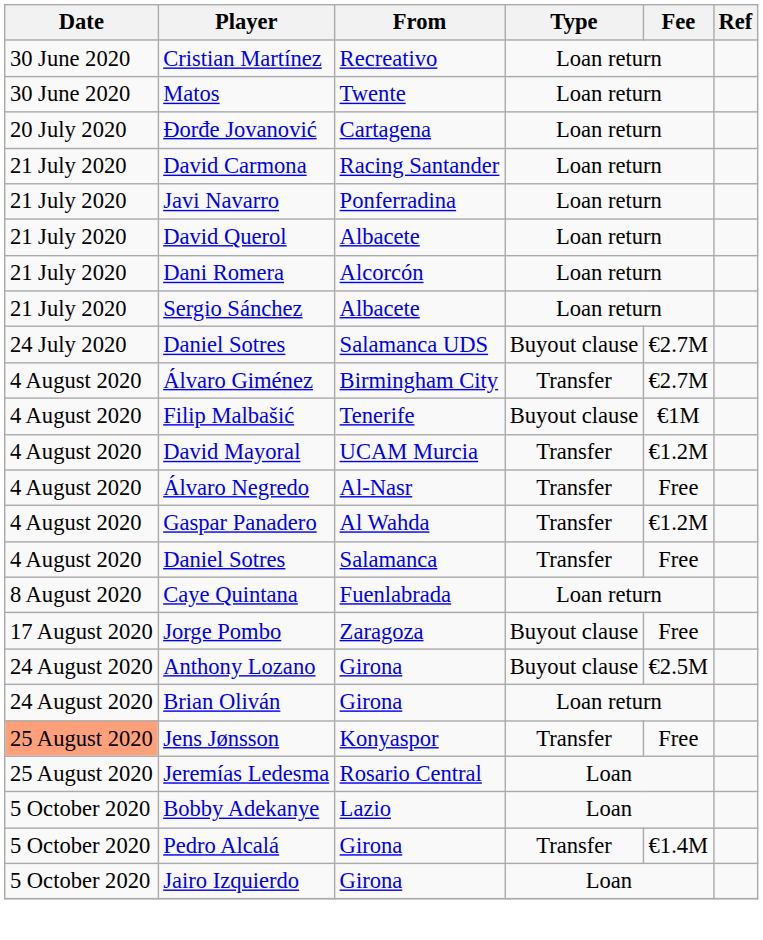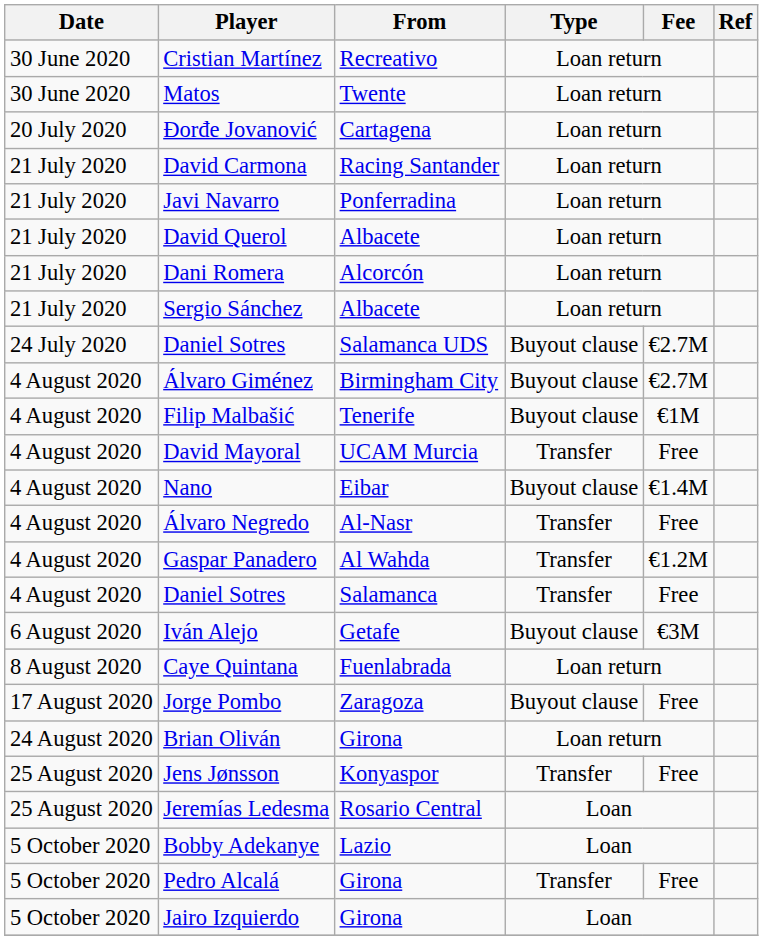(574, 380) Transfer -> (574, 380) Buyout clause
(678, 451) €1.2M -> (678, 451) Free
+ row: (188, 487)
+ row: (210, 630)
- row: (239, 666)
(81, 737) lightsalmon background -> (81, 773) no background
(678, 845) €1.4M -> (678, 881) Free
